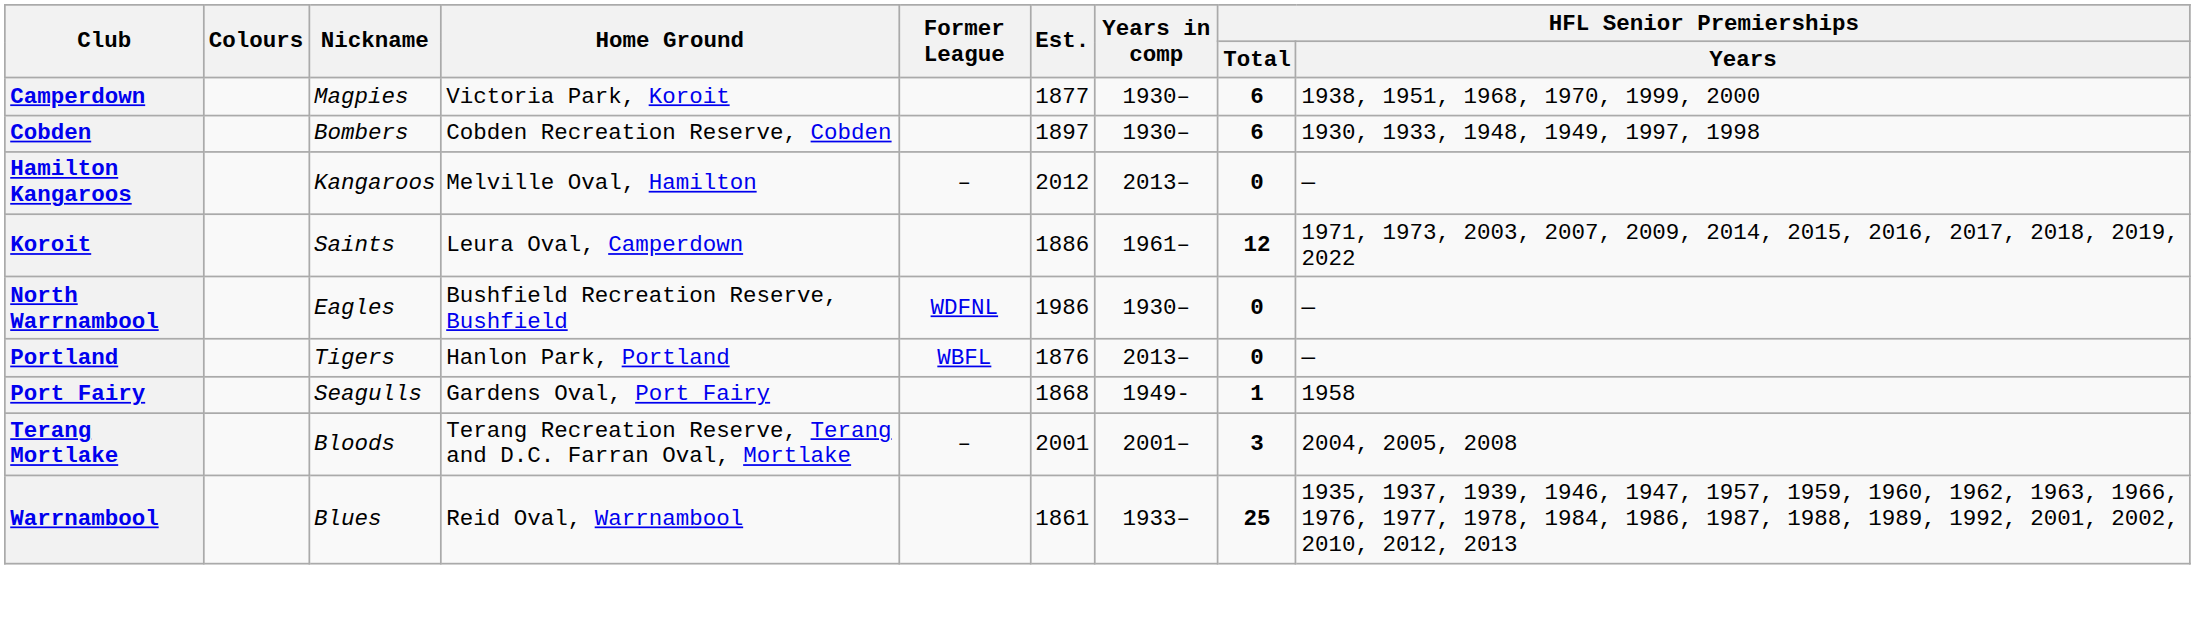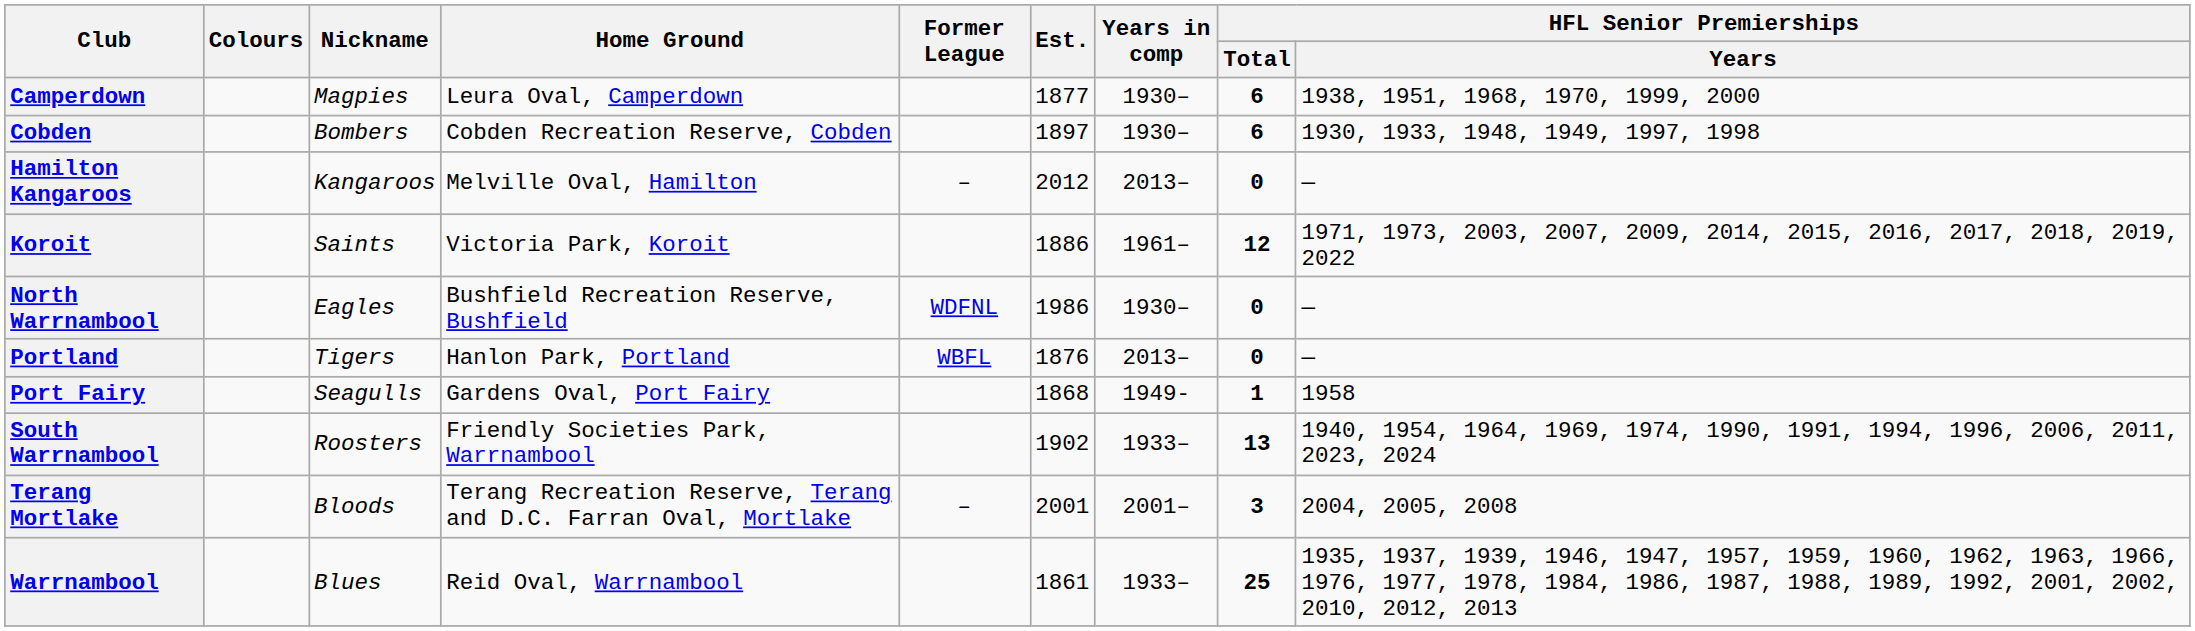(588, 97) Victoria Park, Koroit -> (595, 97) Leura Oval, Camperdown
(595, 245) Leura Oval, Camperdown -> (588, 245) Victoria Park, Koroit
+ row: (84, 444)
